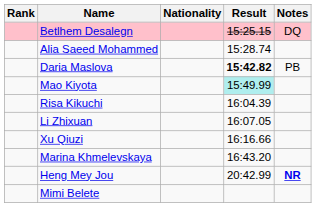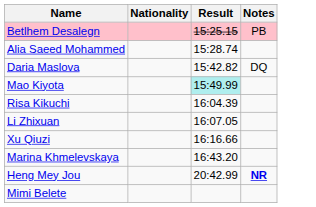- column: (21, 13)
(292, 31) DQ -> (259, 31) PB
(249, 67) bold -> (216, 67) normal
(292, 67) PB -> (259, 67) DQ
